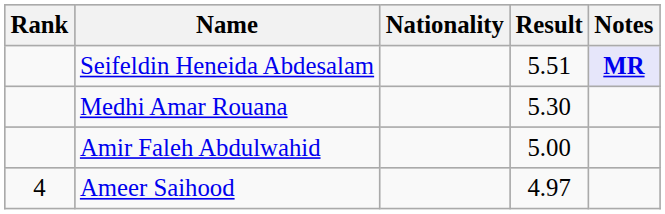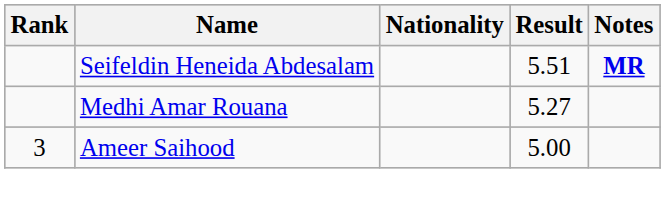(624, 65) lavender background -> (624, 65) no background
(549, 106) 5.30 -> (549, 106) 5.27
- row: (200, 147)
(39, 188) 4 -> (39, 147) 3
(549, 188) 4.97 -> (549, 147) 5.00
